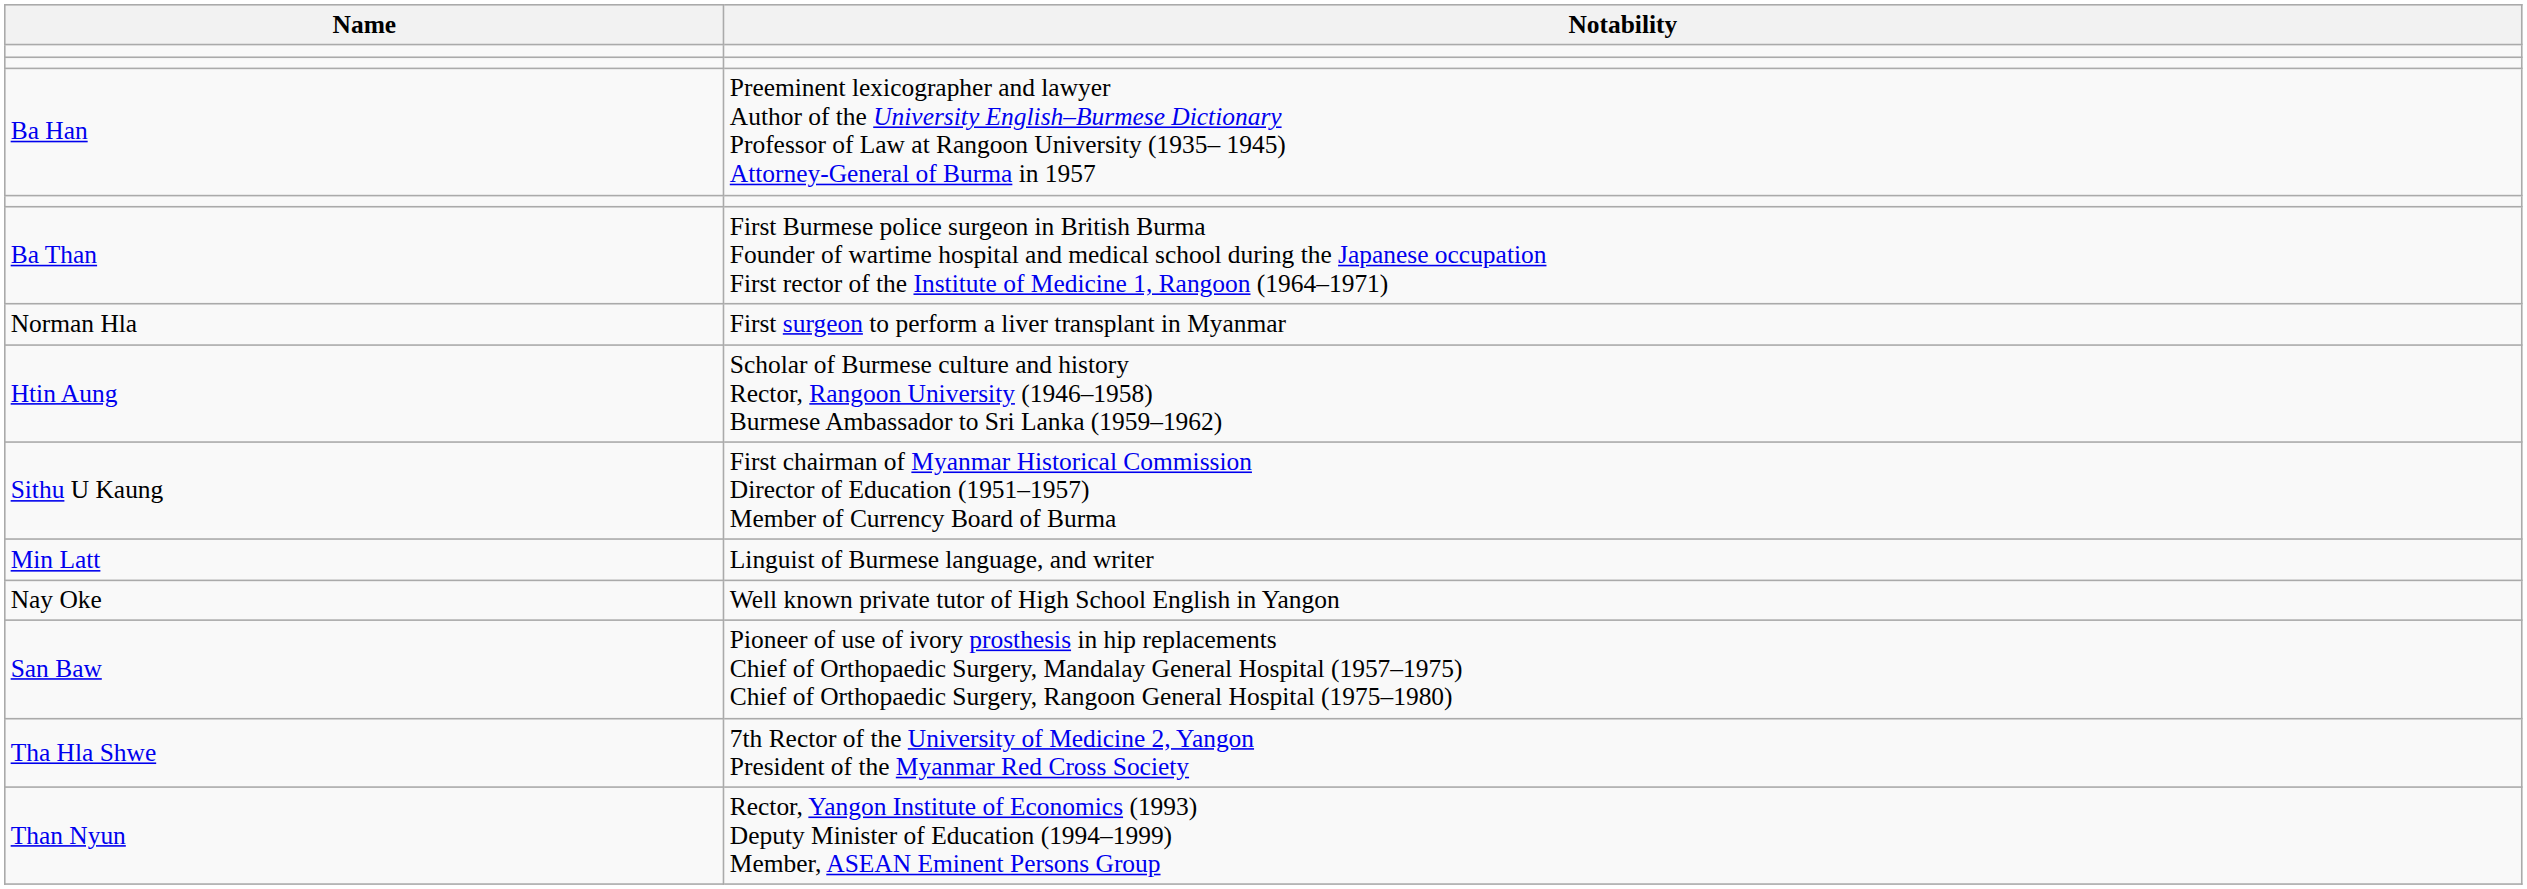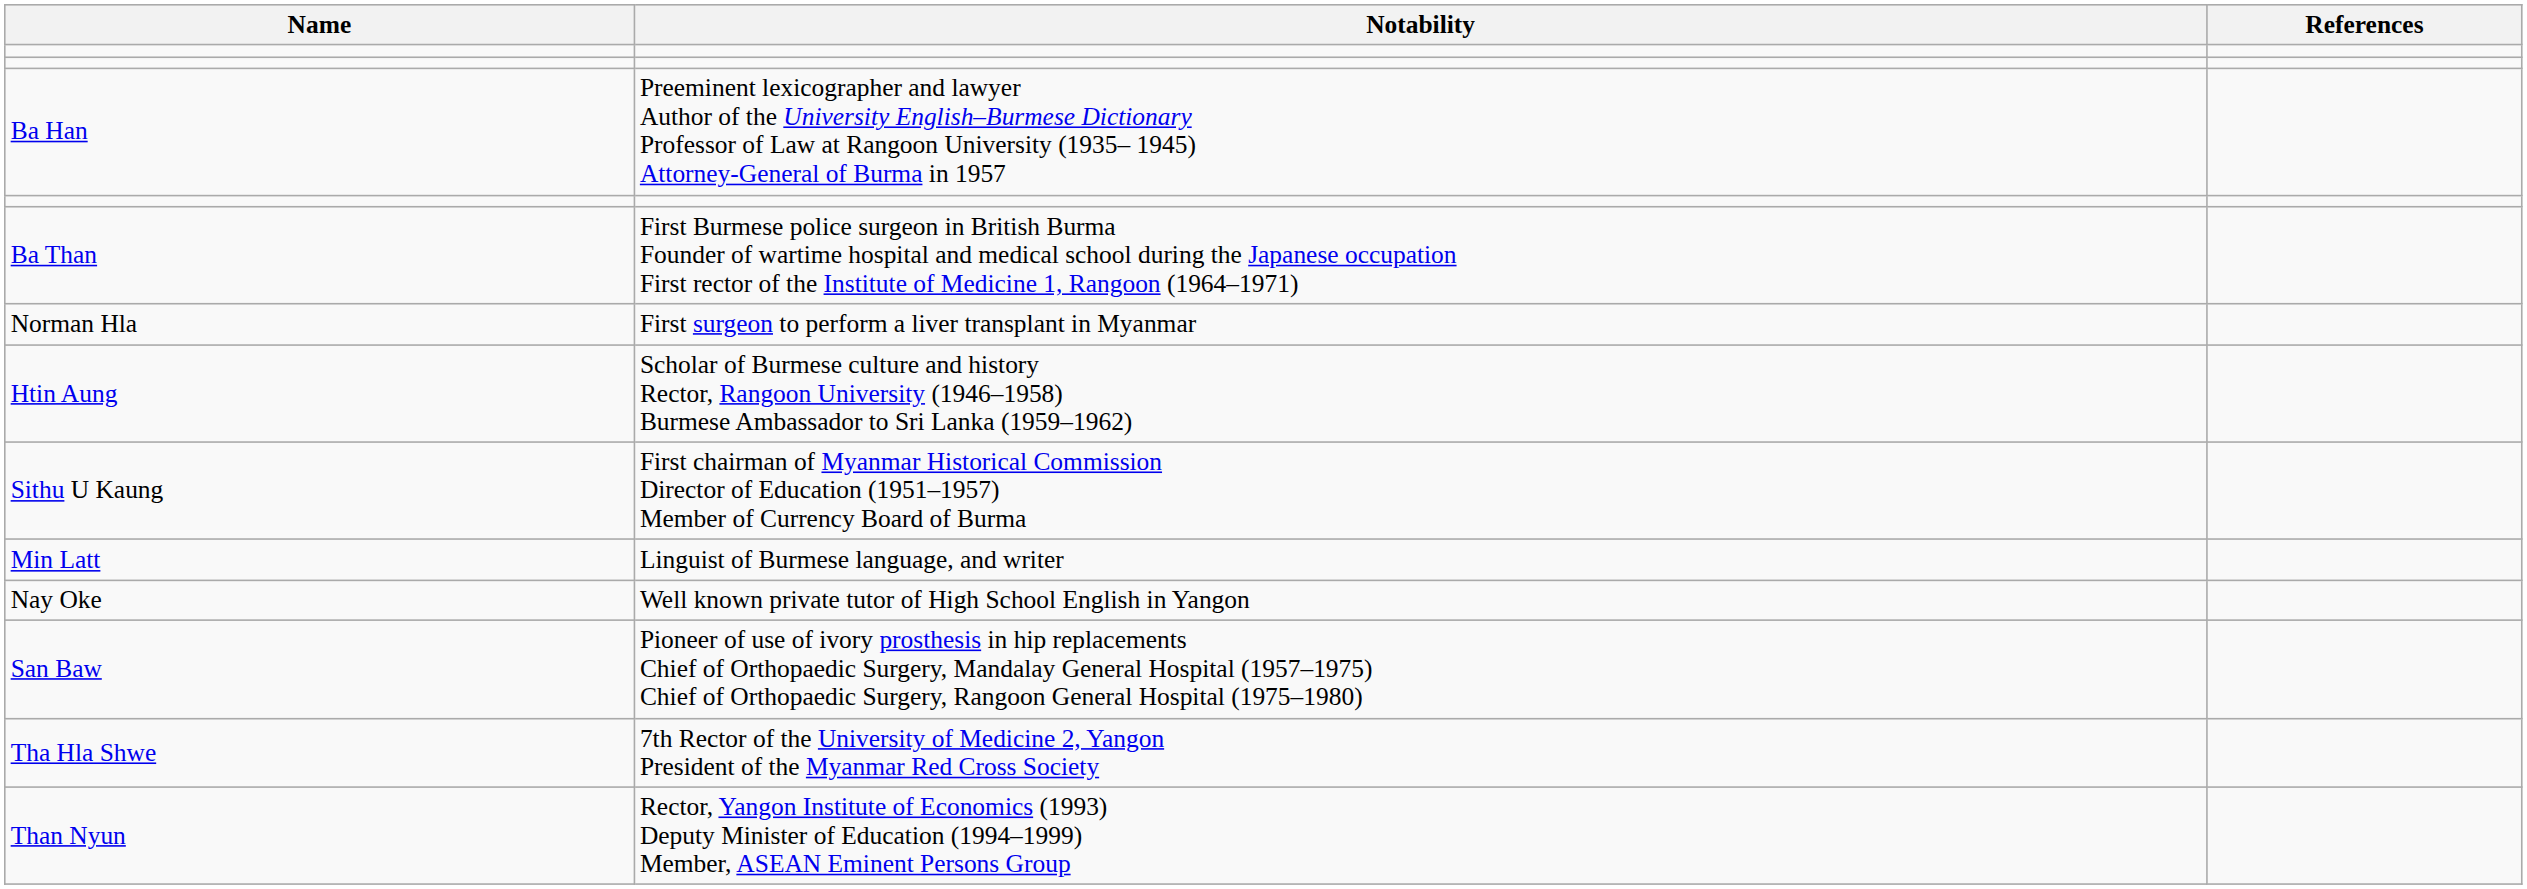+ column: (2364, 24)
